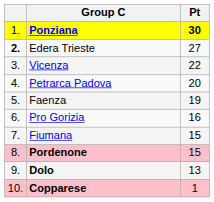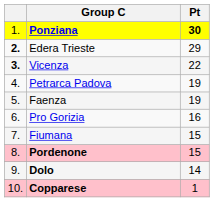(195, 48) 27 -> (195, 48) 29
(16, 65) normal -> (16, 65) bold
(195, 83) 20 -> (195, 83) 19
(195, 170) 13 -> (195, 170) 14
